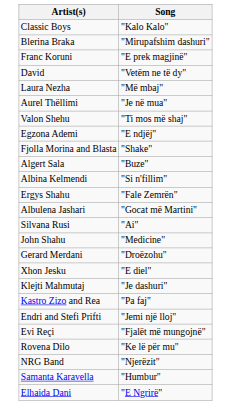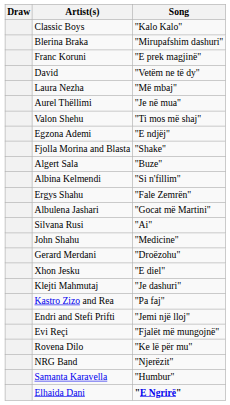+ column: (19, 12)
(142, 392) normal -> (158, 392) bold
